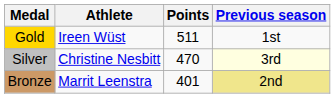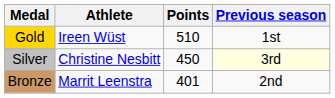(188, 37) 511 -> (188, 37) 510
(188, 59) 470 -> (188, 59) 450
(271, 81) khaki background -> (271, 81) no background
